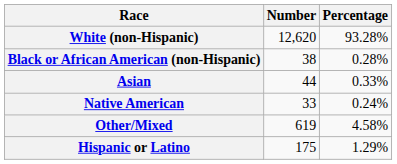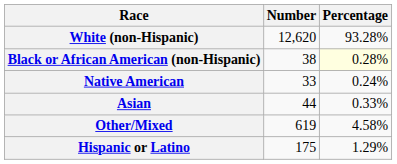(370, 59) no background -> (370, 59) lightyellow background
rows swapped: (134, 103) <-> (134, 81)
